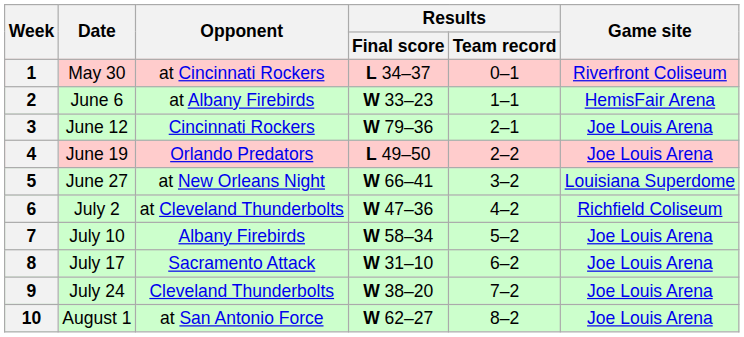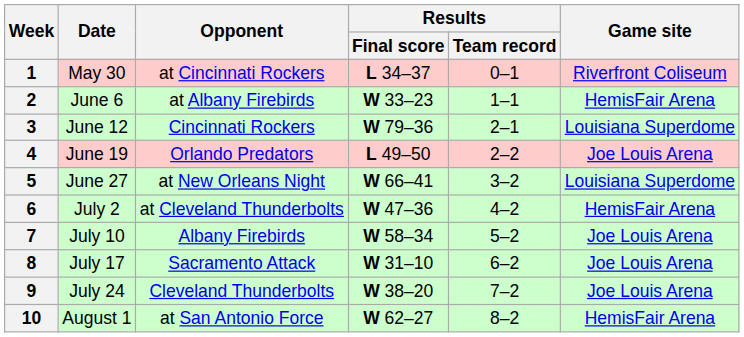(650, 127) Joe Louis Arena -> (650, 127) Louisiana Superdome
(650, 208) Richfield Coliseum -> (650, 208) HemisFair Arena
(650, 317) Joe Louis Arena -> (650, 317) HemisFair Arena
